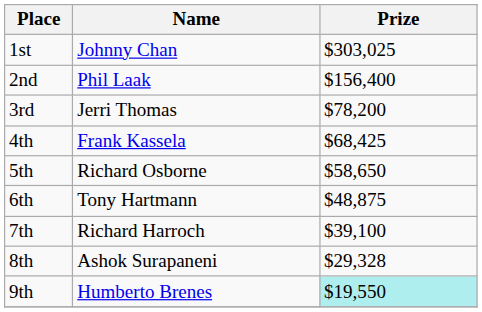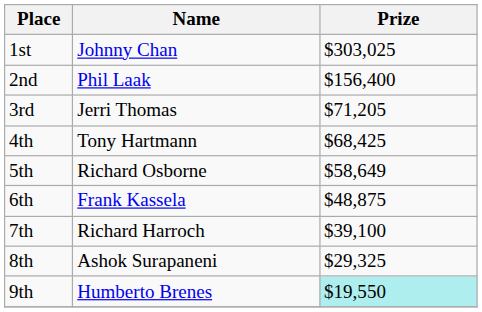(355, 110) $78,200 -> (355, 110) $71,205
(131, 140) Frank Kassela -> (137, 140) Tony Hartmann
(355, 170) $58,650 -> (355, 170) $58,649
(137, 200) Tony Hartmann -> (131, 200) Frank Kassela
(355, 261) $29,328 -> (355, 261) $29,325
